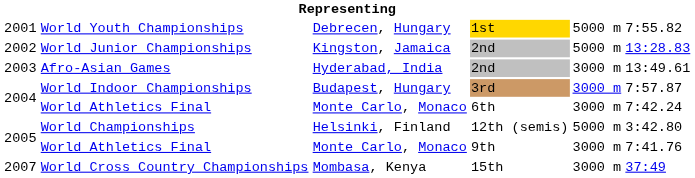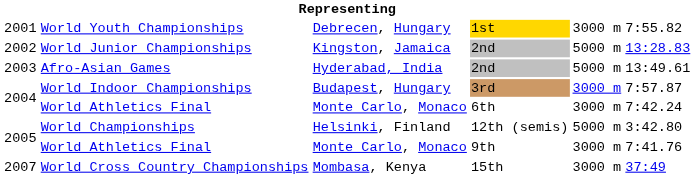(597, 29) 5000 m -> (597, 29) 3000 m
(597, 68) 3000 m -> (597, 68) 5000 m
